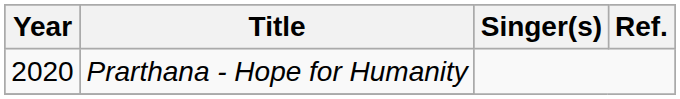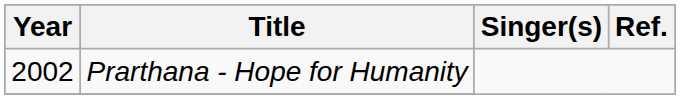(42, 71) 2020 -> (42, 71) 2002
